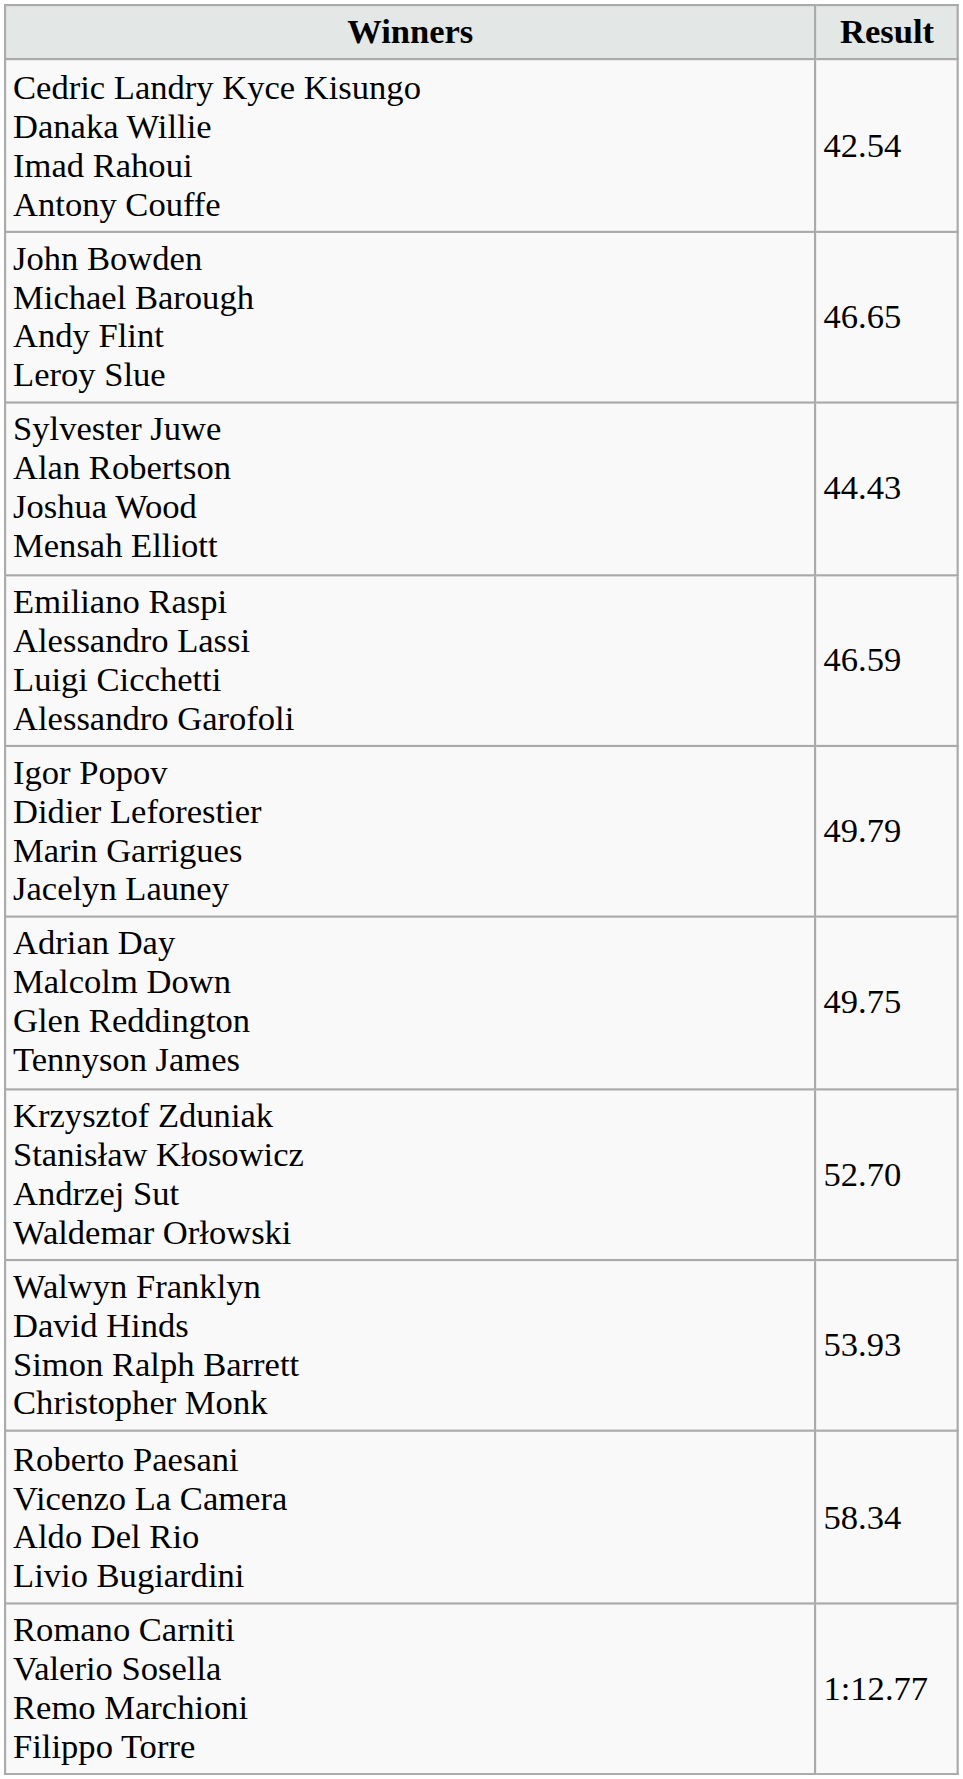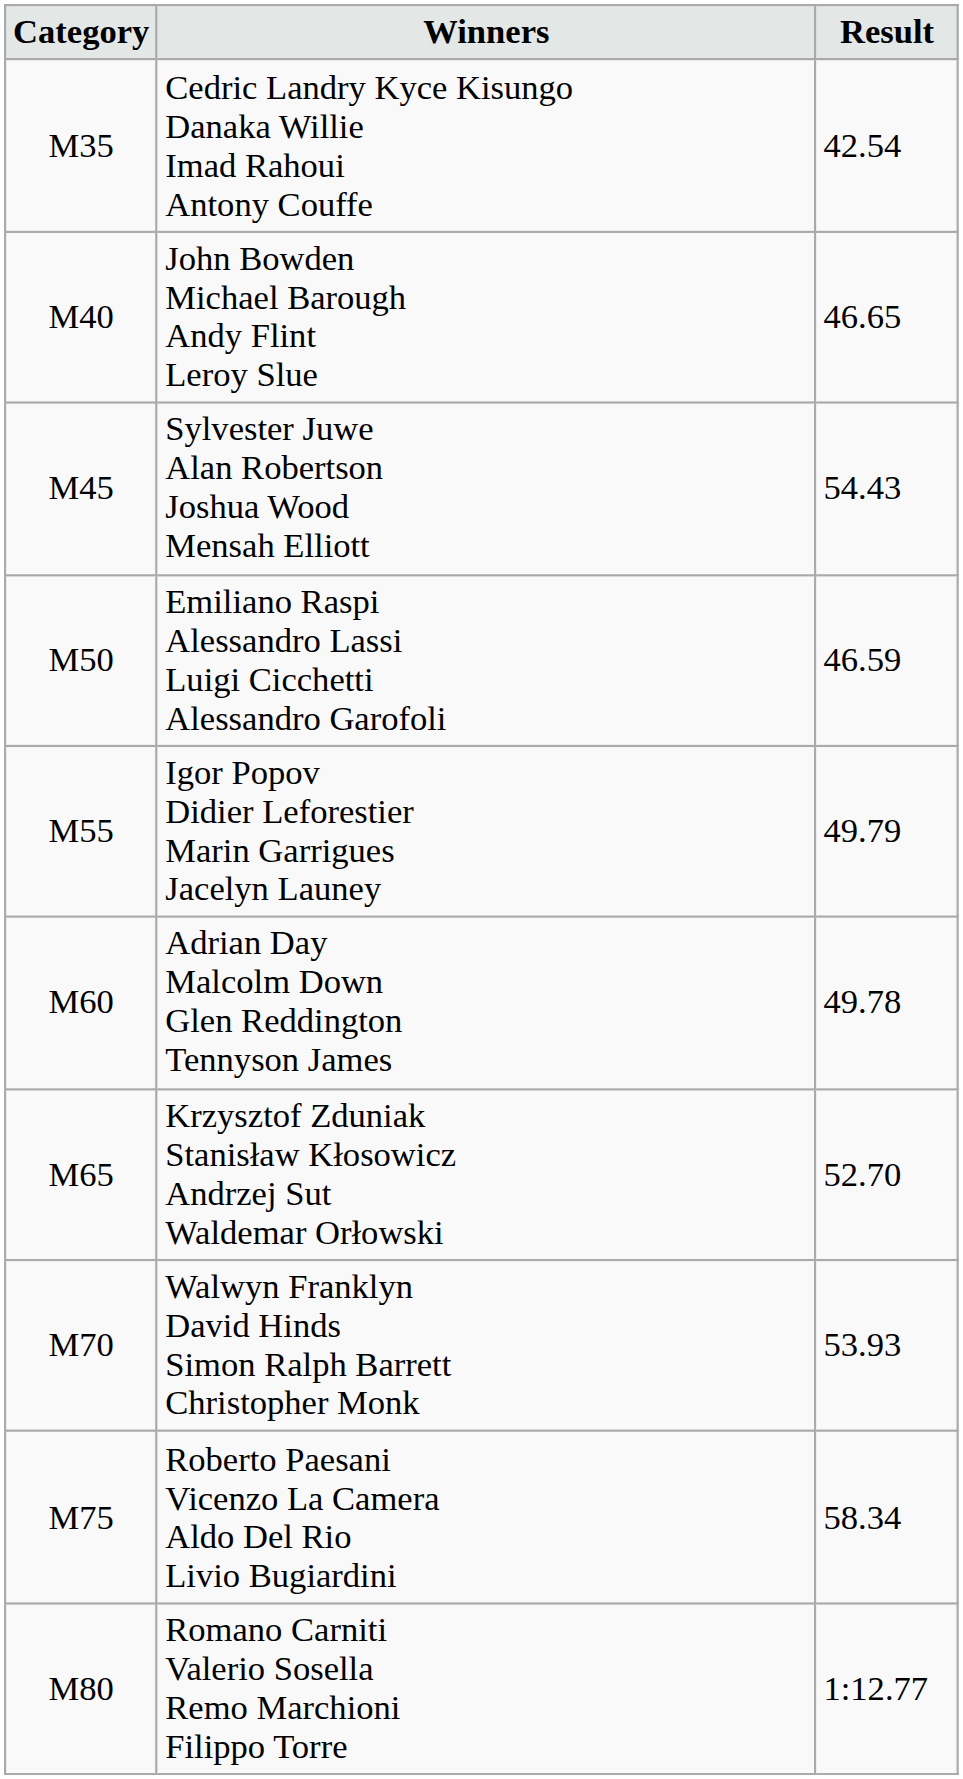+ column: (81, 31)
(862, 487) 44.43 -> (862, 487) 54.43
(862, 1002) 49.75 -> (862, 1002) 49.78
